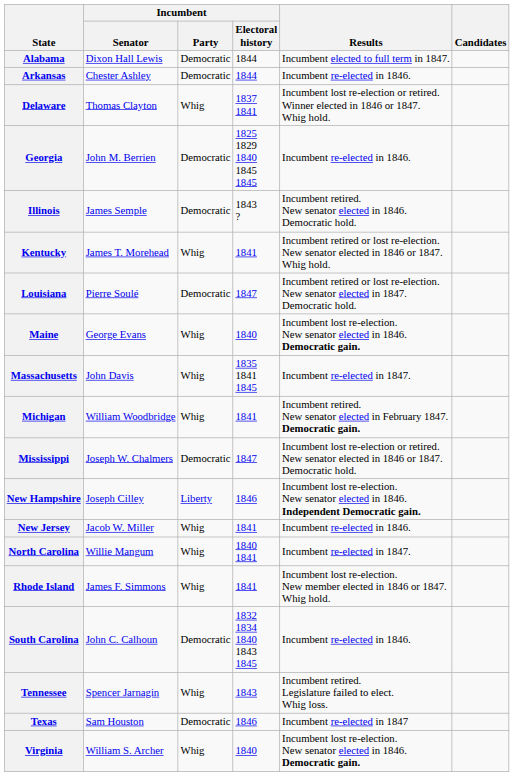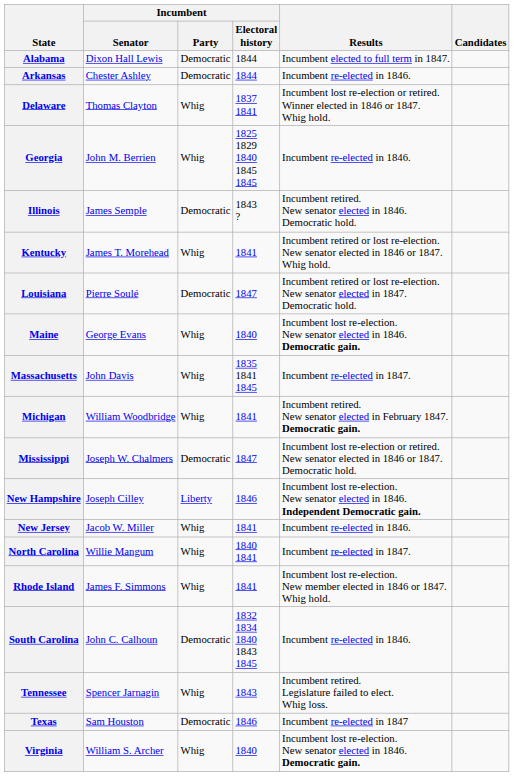(206, 158) Democratic -> (192, 158) Whig
